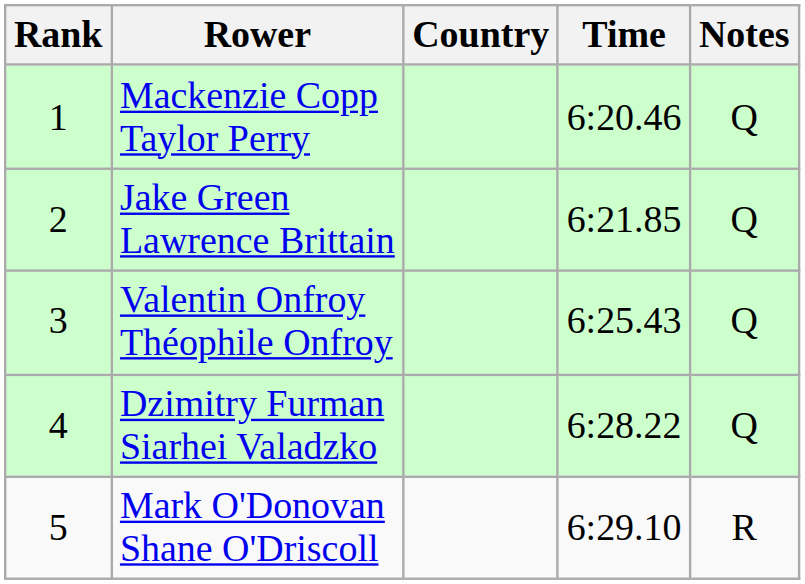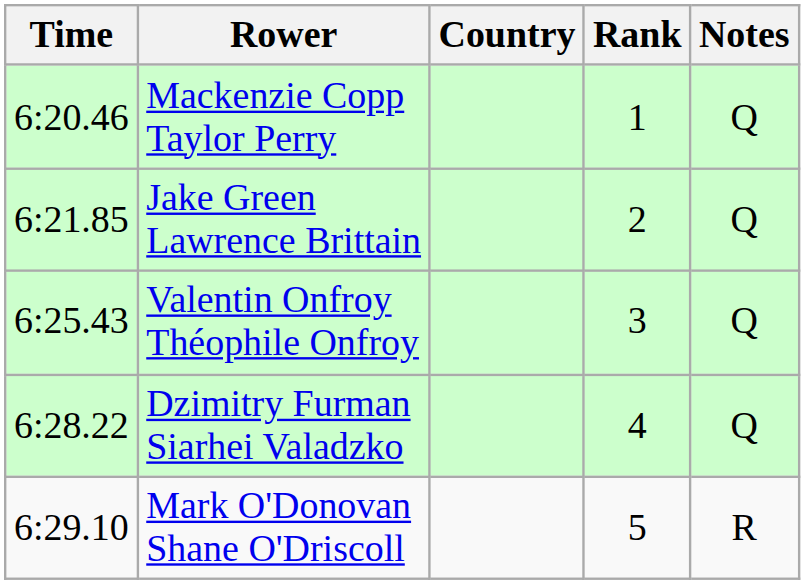columns swapped: (58, 34) <-> (624, 34)
